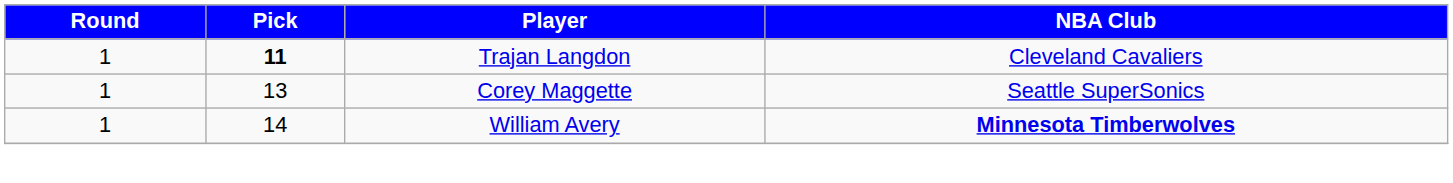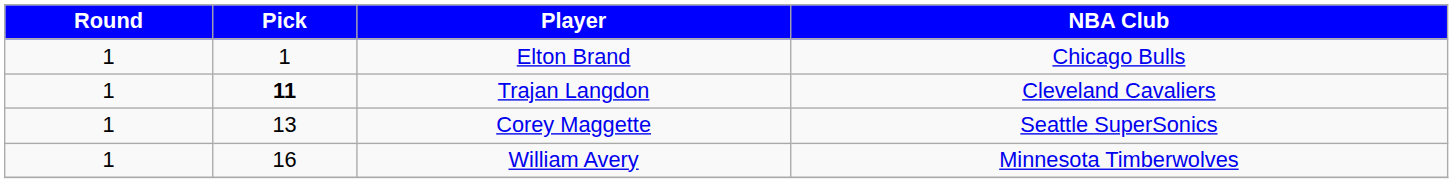+ row: (574, 56)
(275, 125) 14 -> (285, 159) 16
(1106, 125) bold -> (1119, 159) normal
